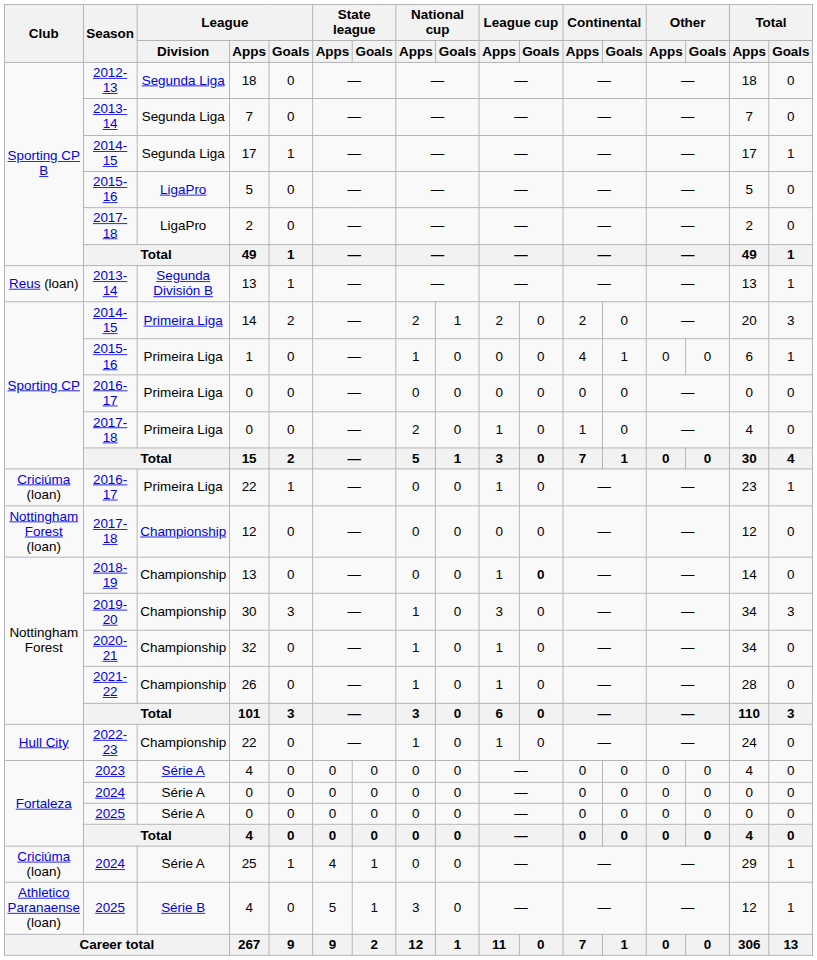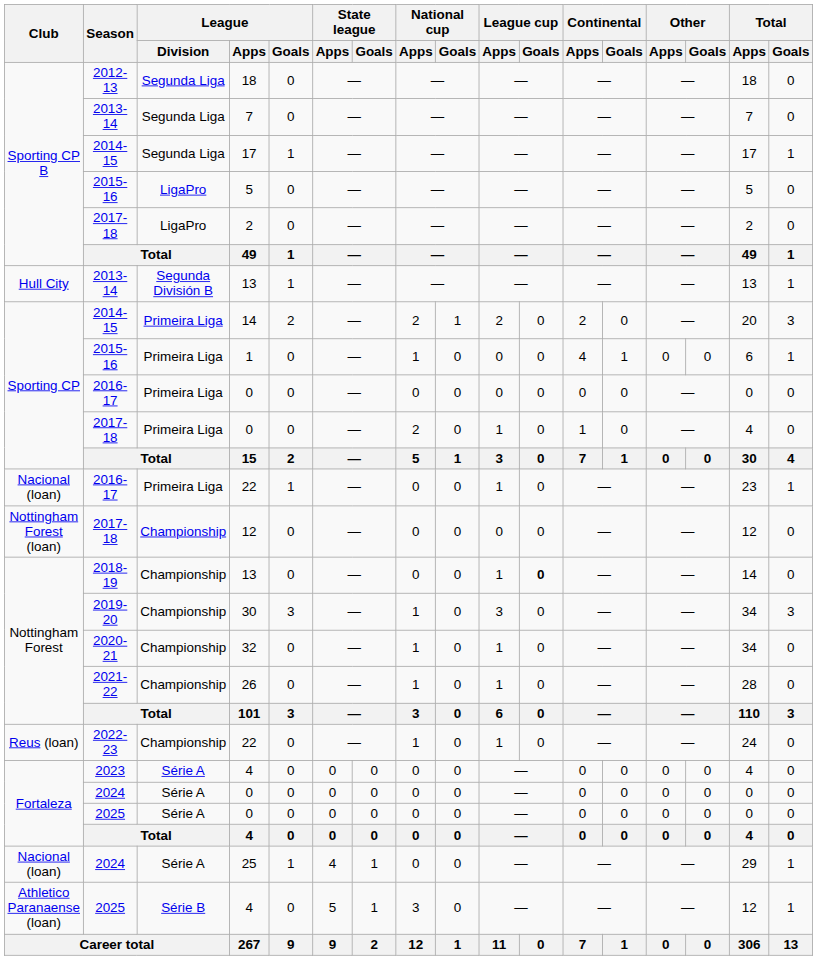(44, 283) Reus (loan) -> (44, 283) Hull City
(44, 487) Criciúma (loan) -> (44, 487) Nacional (loan)
(44, 742) Hull City -> (44, 742) Reus (loan)
(44, 864) Criciúma (loan) -> (44, 864) Nacional (loan)
